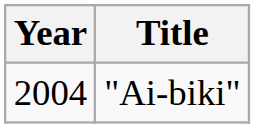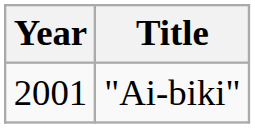(50, 92) 2004 -> (50, 92) 2001
